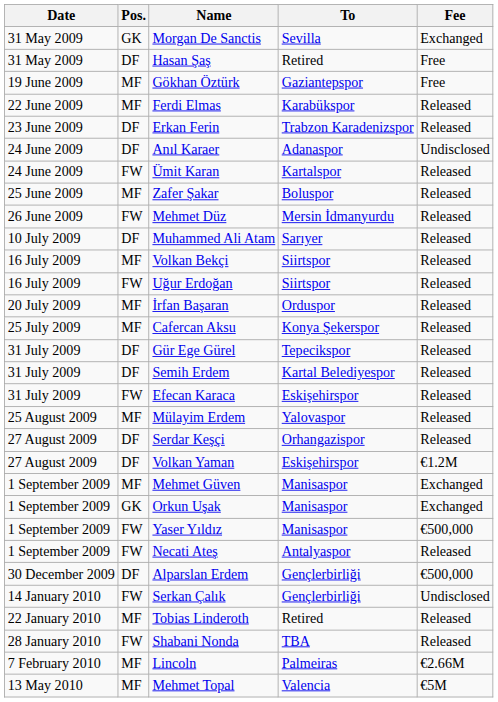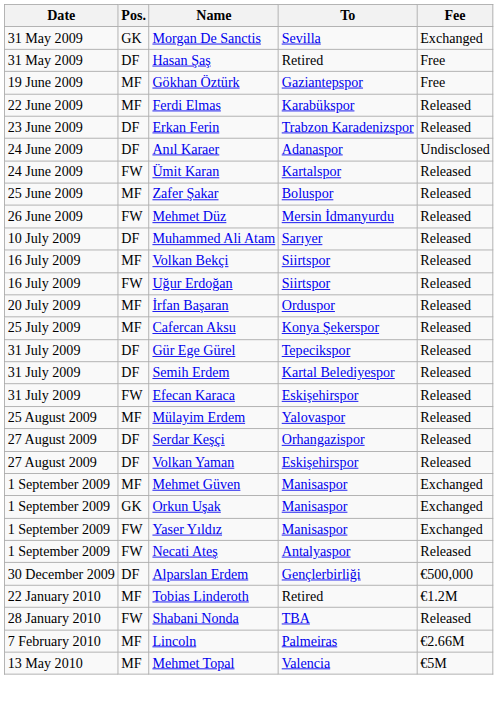(439, 462) €1.2M -> (446, 462) Released
(447, 529) €500,000 -> (452, 529) Exchanged
- row: (189, 596)
(446, 618) Released -> (439, 596) €1.2M
